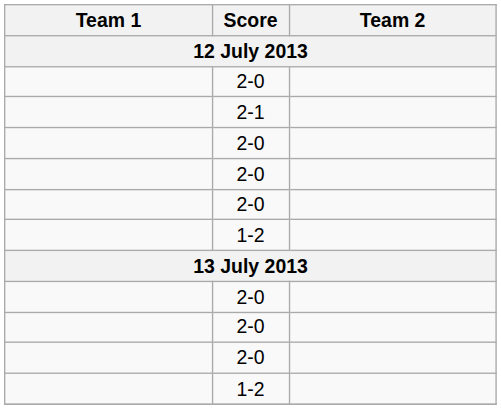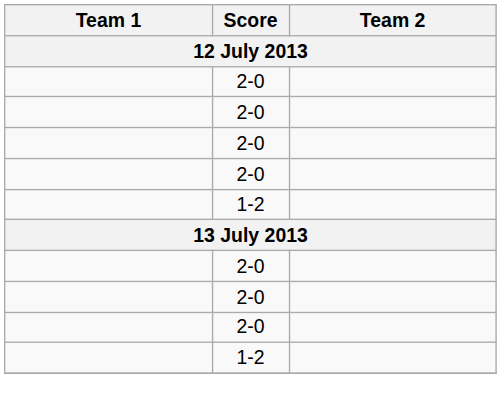- row: (108, 113)
